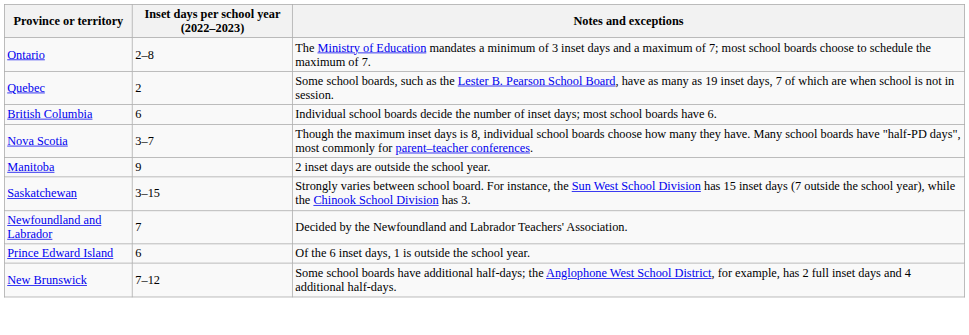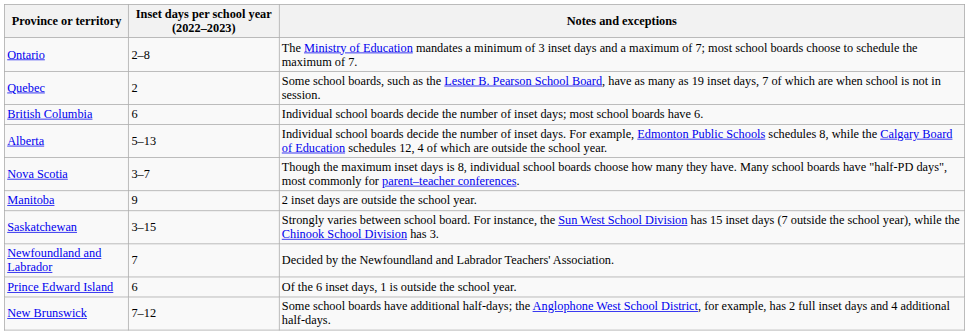+ row: (26, 140)
